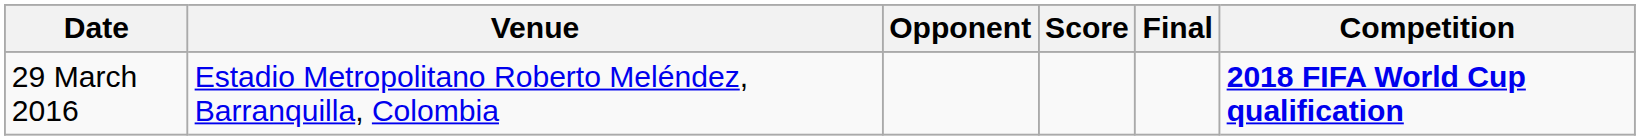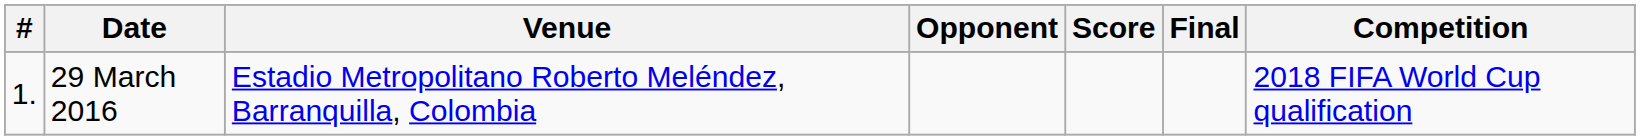+ column: (24, 28)
(1376, 92) bold -> (1397, 92) normal
